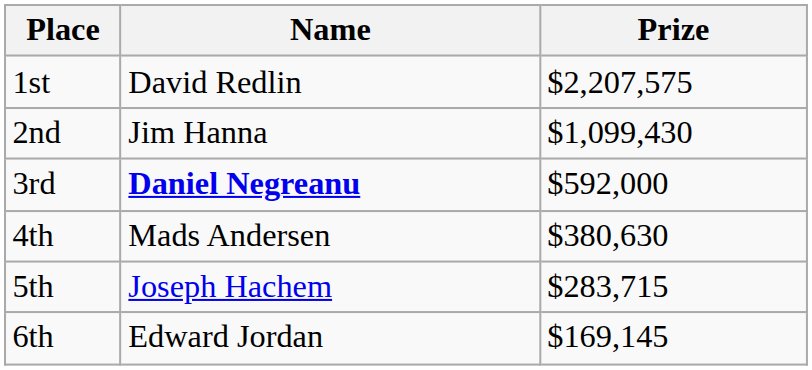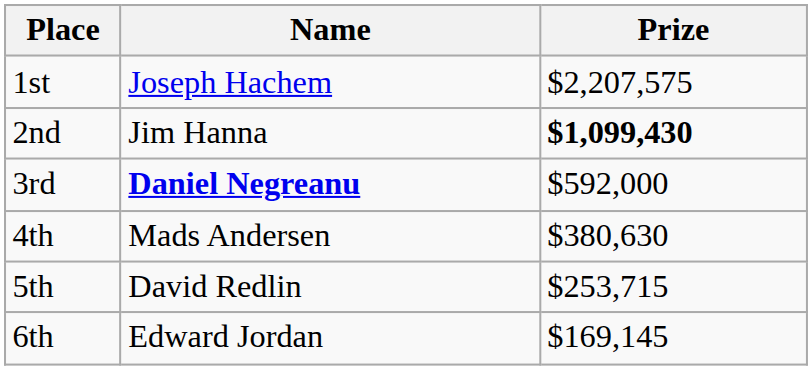(215, 81) David Redlin -> (230, 81) Joseph Hachem
(620, 132) normal -> (620, 132) bold
(230, 286) Joseph Hachem -> (215, 286) David Redlin
(608, 286) $283,715 -> (608, 286) $253,715
